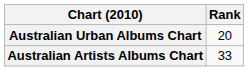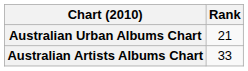(225, 35) 20 -> (225, 35) 21
